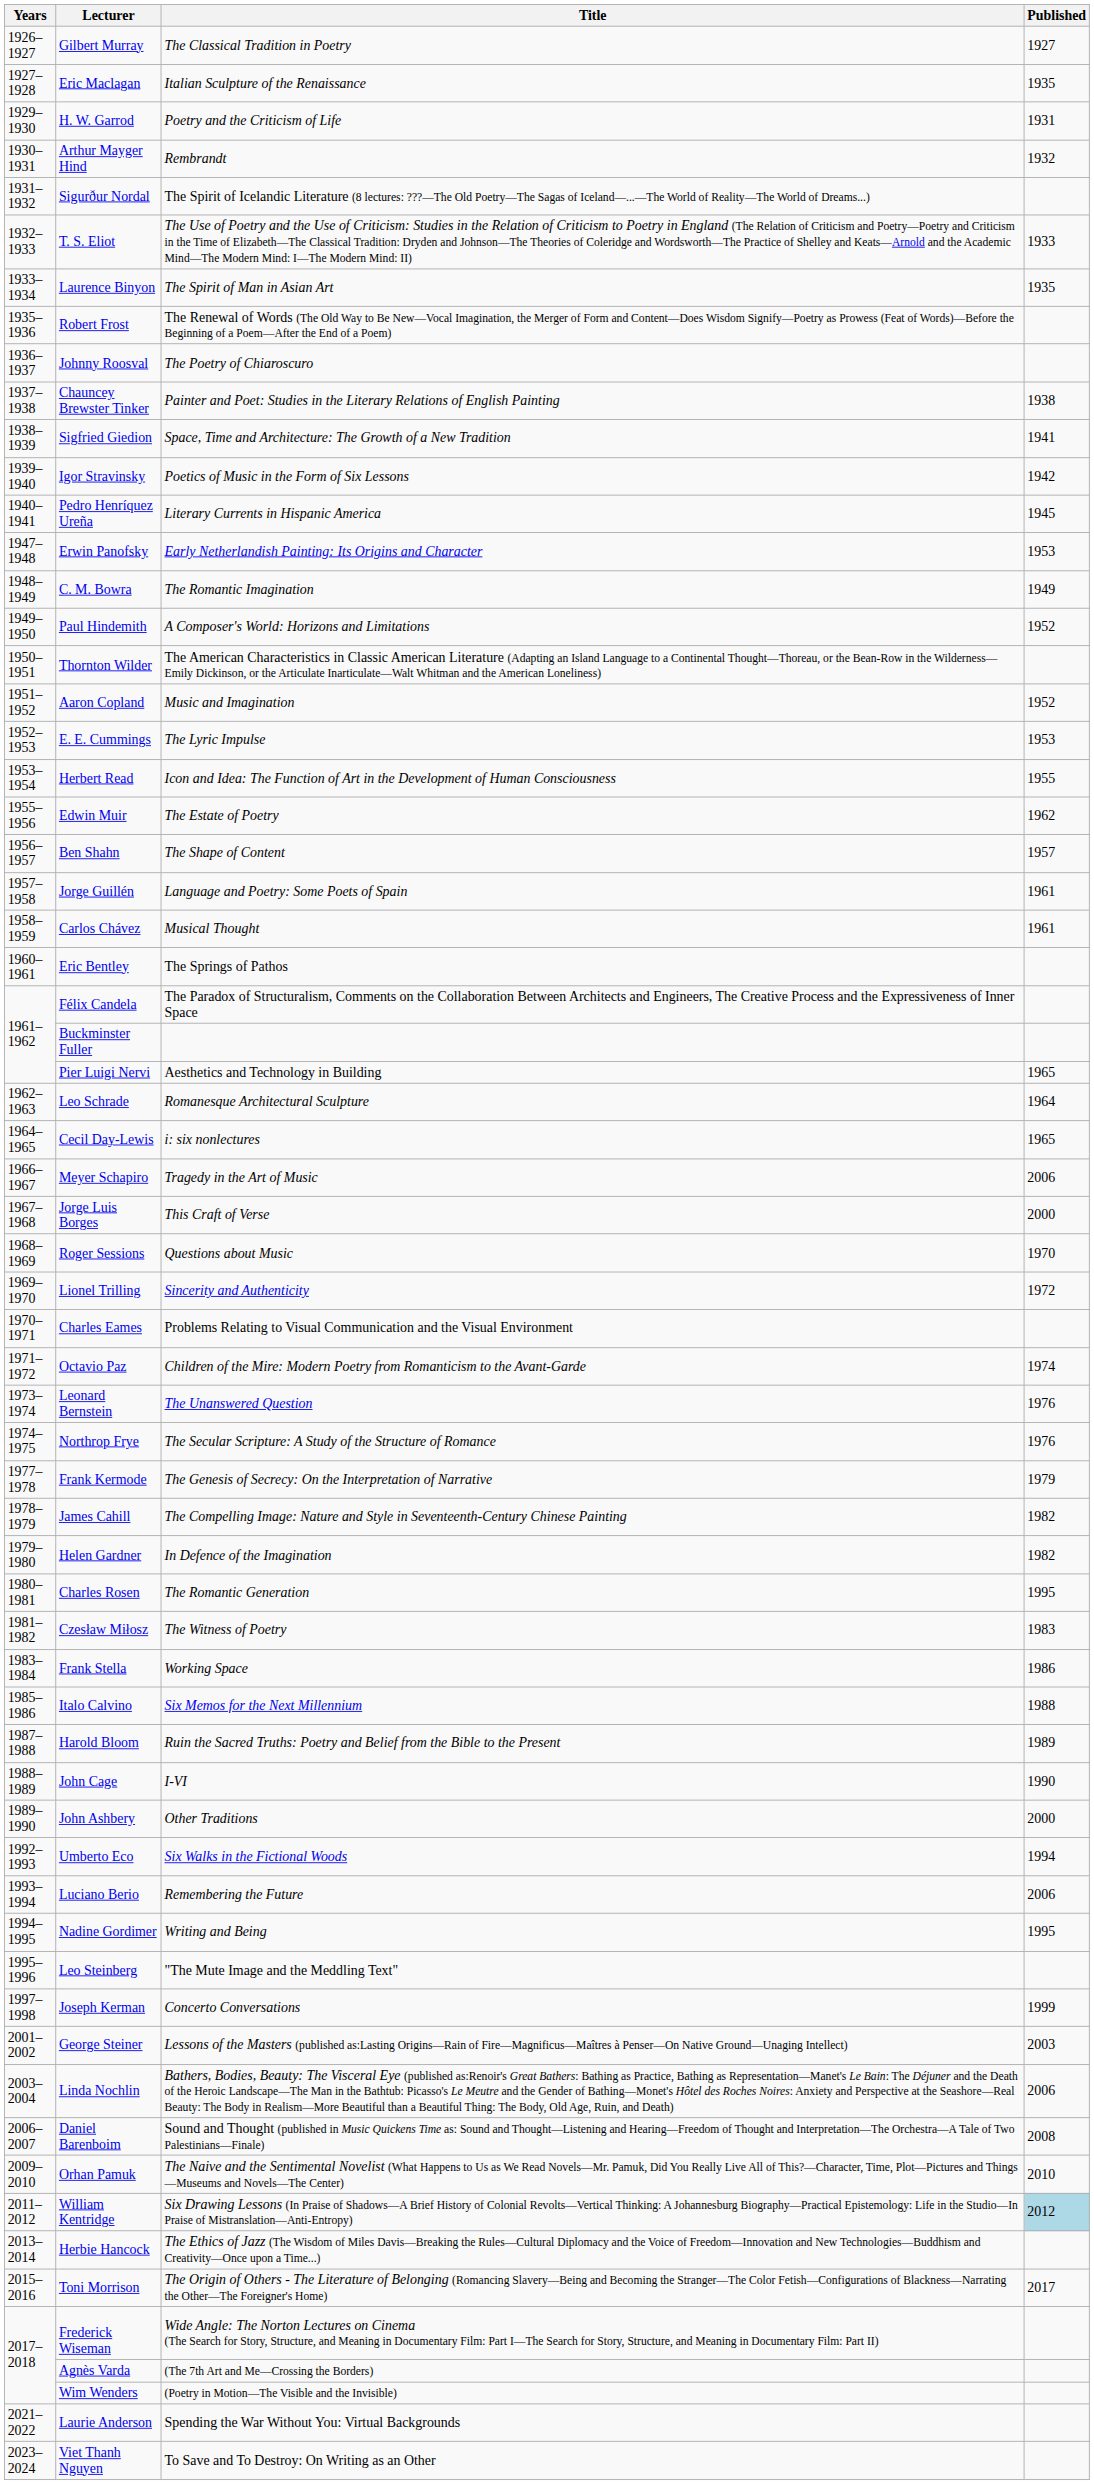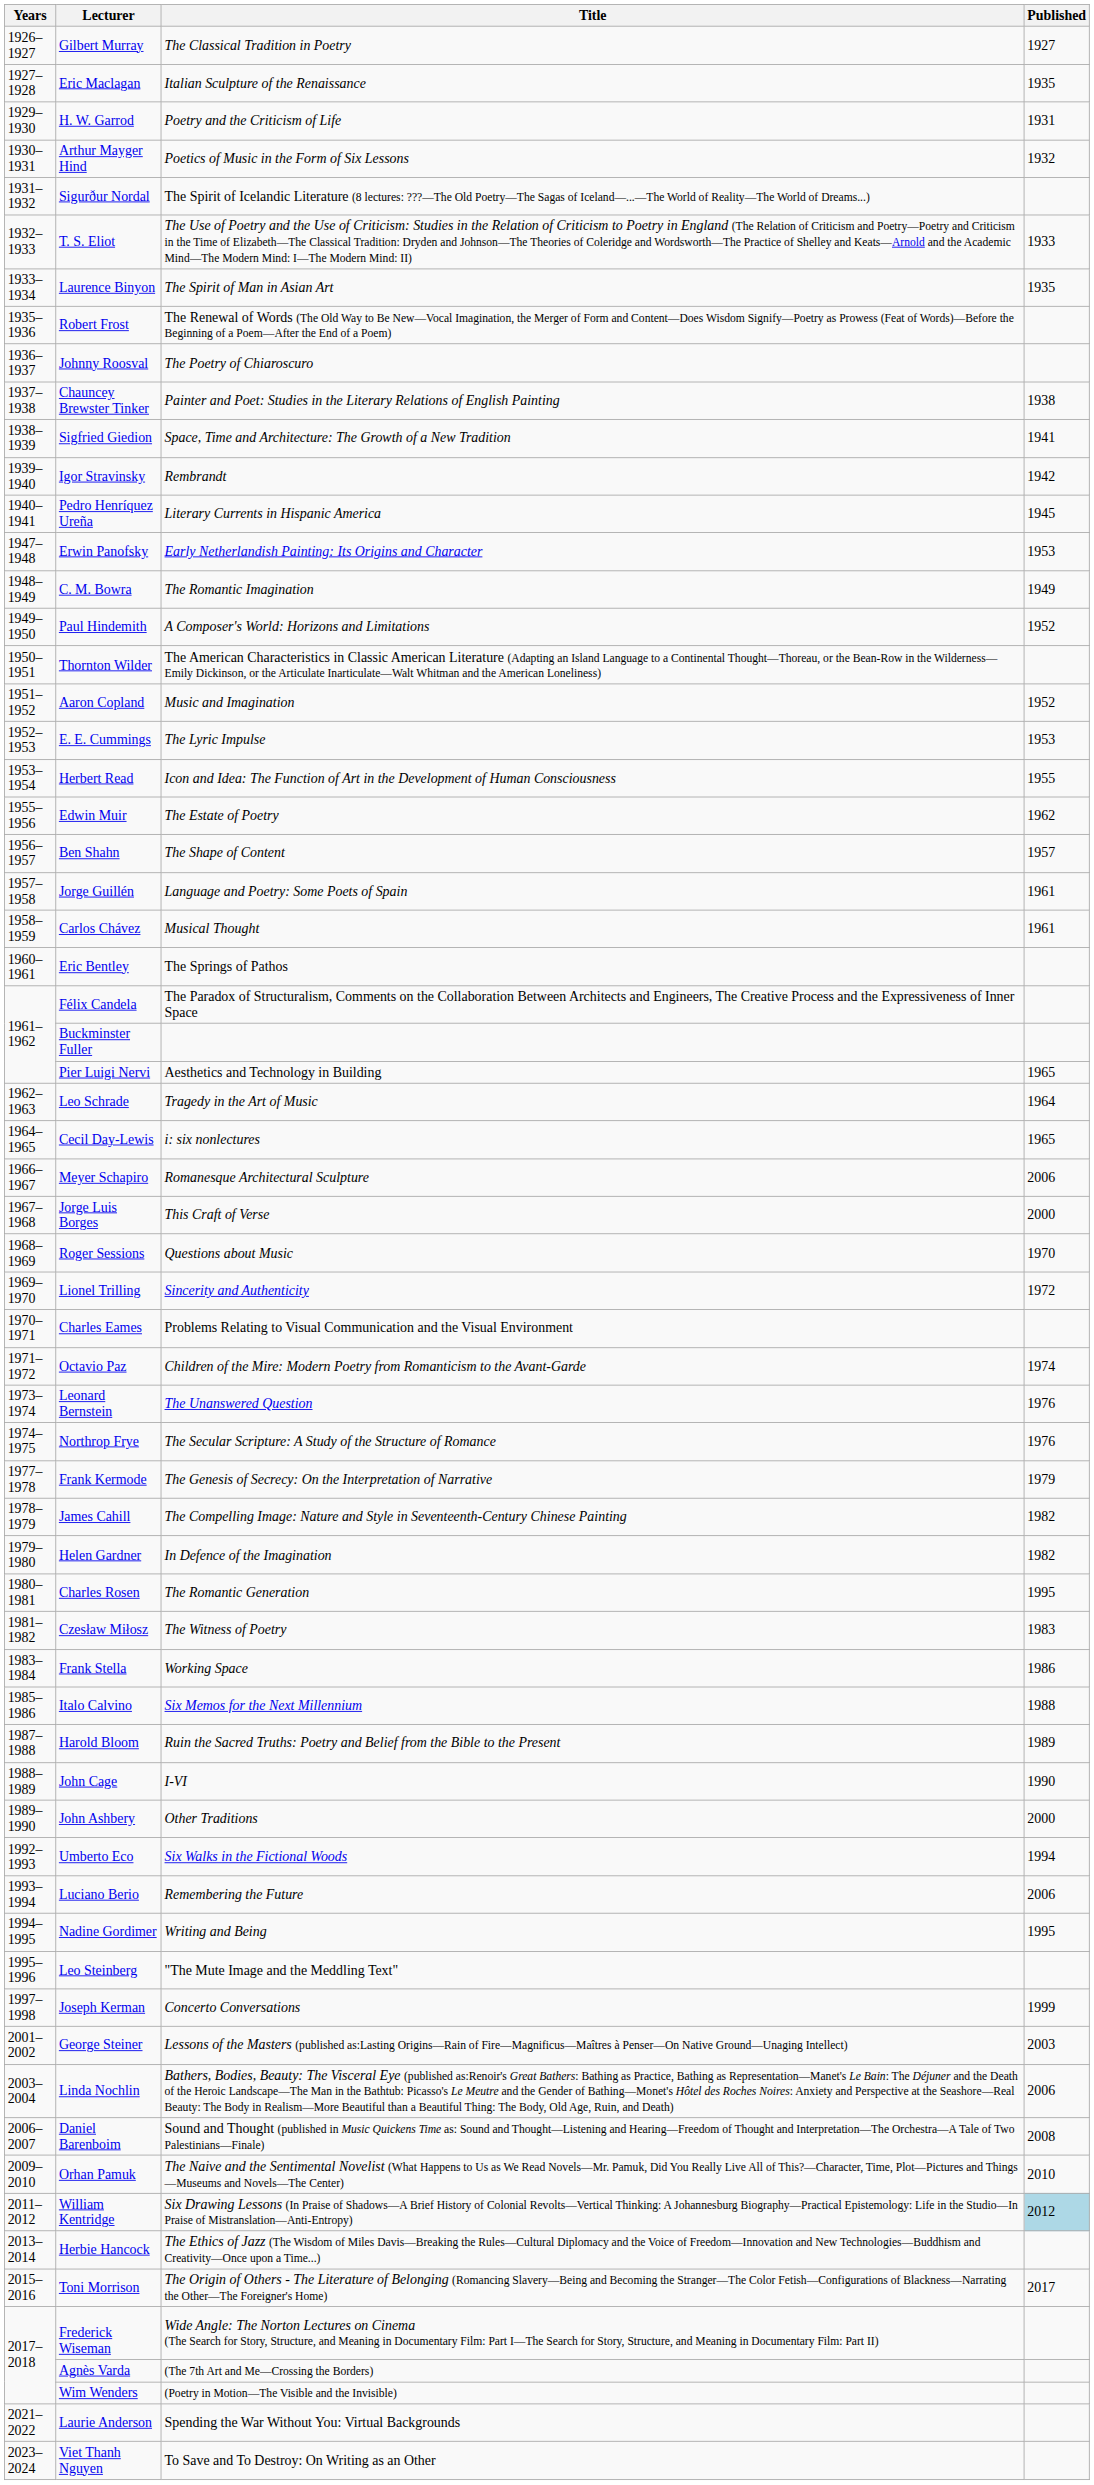(195, 158) Rembrandt -> (287, 158) Poetics of Music in the Form of Six Lessons
(287, 476) Poetics of Music in the Form of Six Lessons -> (195, 476) Rembrandt
(267, 1102) Romanesque Architectural Sculpture -> (241, 1102) Tragedy in the Art of Music
(241, 1177) Tragedy in the Art of Music -> (267, 1177) Romanesque Architectural Sculpture
